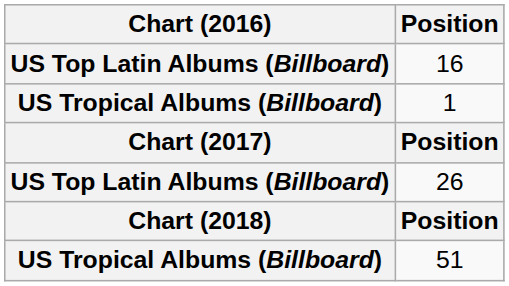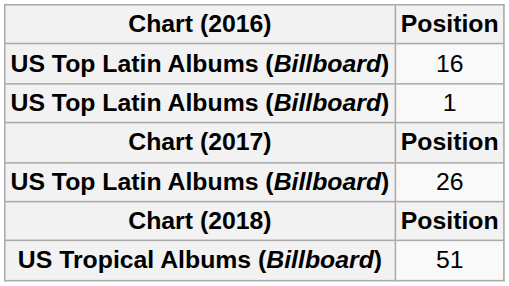(200, 102) US Tropical Albums (Billboard) -> (200, 102) US Top Latin Albums (Billboard)
